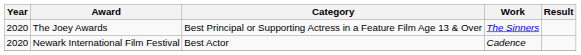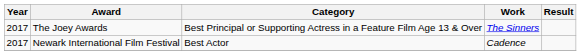(17, 27) 2020 -> (17, 27) 2017
(17, 43) 2020 -> (17, 43) 2017
